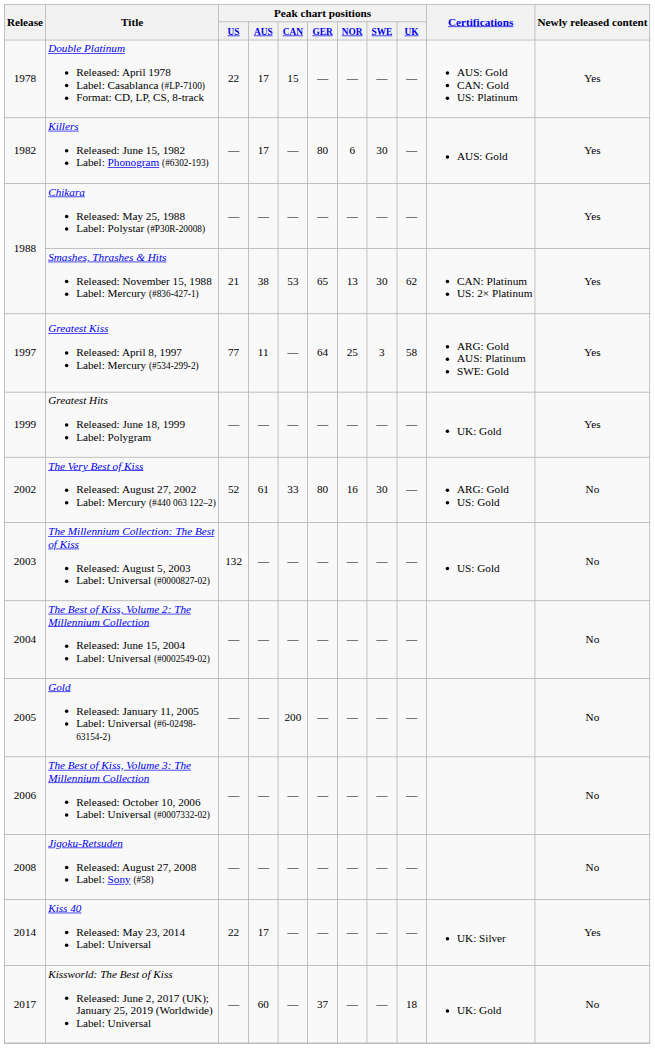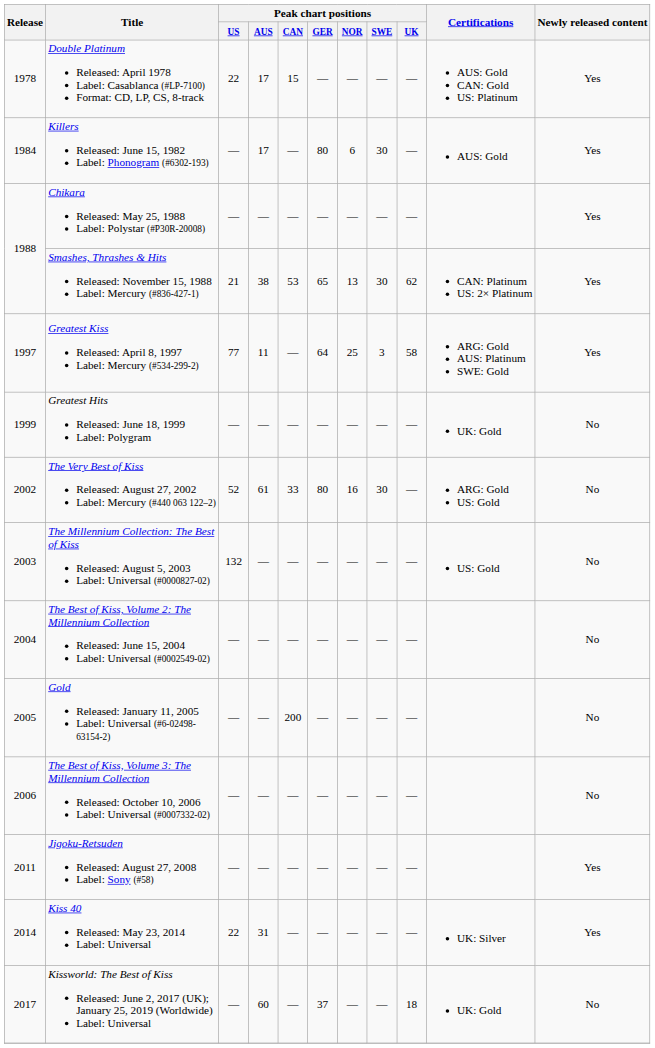(25, 150) 1982 -> (25, 150) 1984
(592, 424) Yes -> (592, 424) No
(25, 867) 2008 -> (25, 867) 2011
(592, 867) No -> (592, 867) Yes
(263, 932) 17 -> (263, 932) 31
